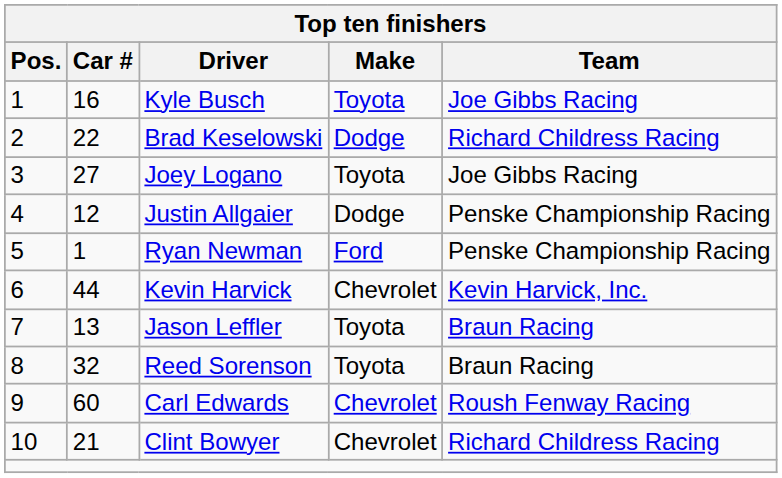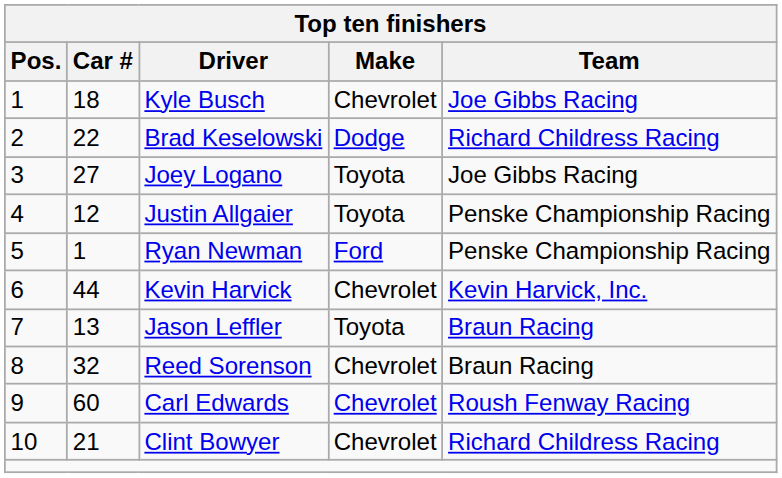(86, 99) 16 -> (86, 99) 18
(369, 99) Toyota -> (385, 99) Chevrolet
(369, 213) Dodge -> (369, 213) Toyota
(369, 365) Toyota -> (385, 365) Chevrolet
